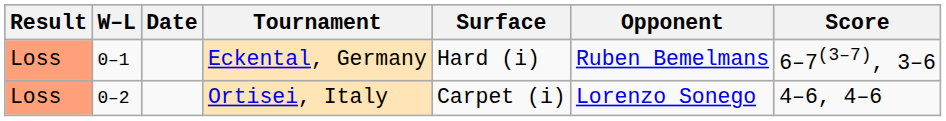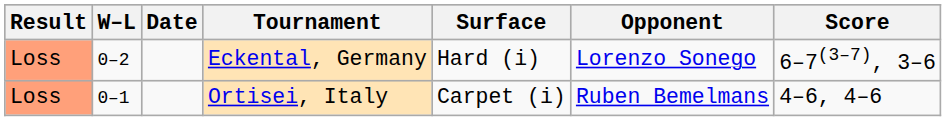(113, 61) 0–1 -> (113, 61) 0–2
(672, 60) Ruben Bemelmans -> (666, 60) Lorenzo Sonego
(113, 99) 0–2 -> (113, 99) 0–1
(666, 98) Lorenzo Sonego -> (672, 98) Ruben Bemelmans
